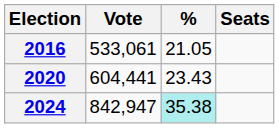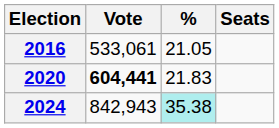(123, 78) normal -> (123, 78) bold
(188, 78) 23.43 -> (188, 78) 21.83
(123, 107) 842,947 -> (123, 107) 842,943
